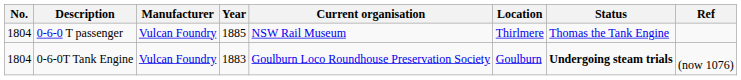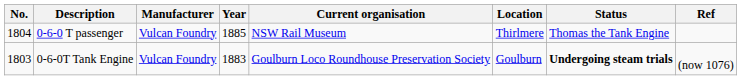(19, 58) 1804 -> (19, 58) 1803
